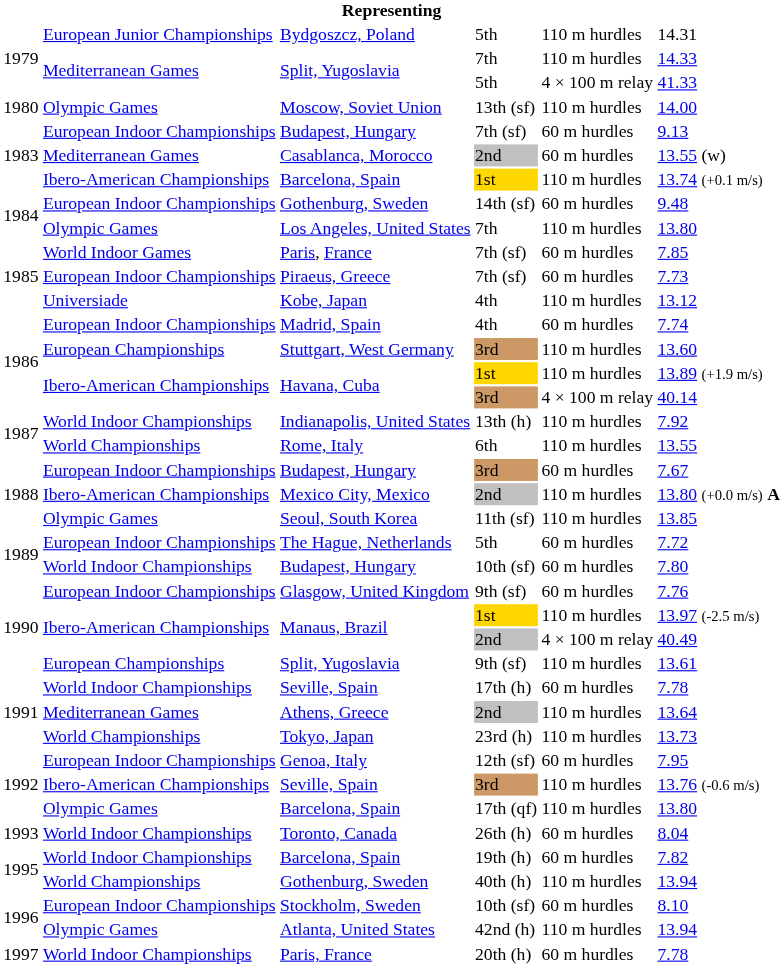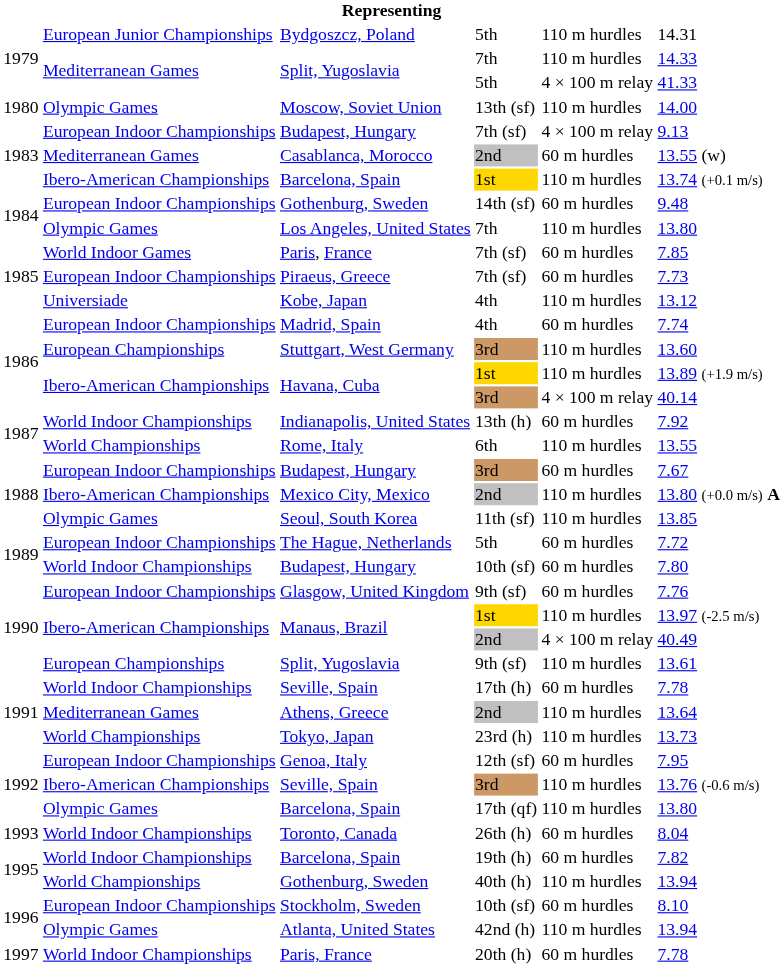(587, 131) 60 m hurdles -> (597, 131) 4 × 100 m relay
(592, 421) 110 m hurdles -> (587, 421) 60 m hurdles
